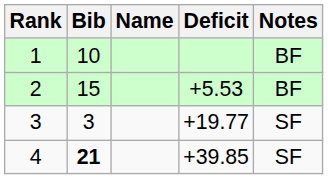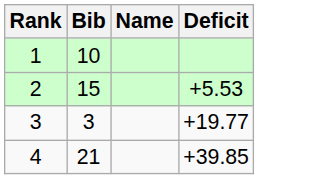- column: (288, 21)
(89, 156) bold -> (89, 156) normal
